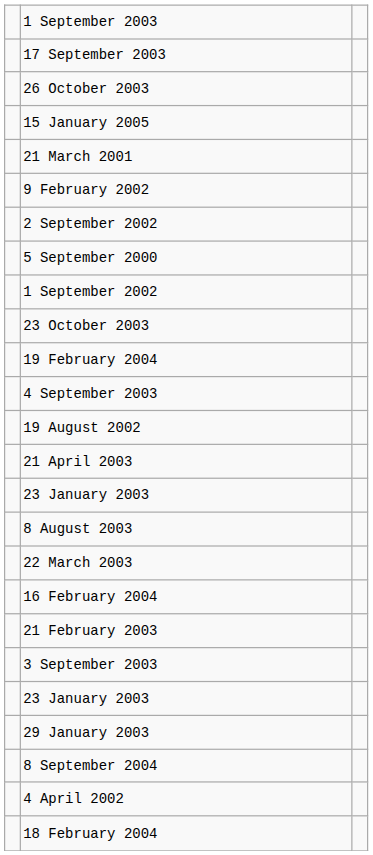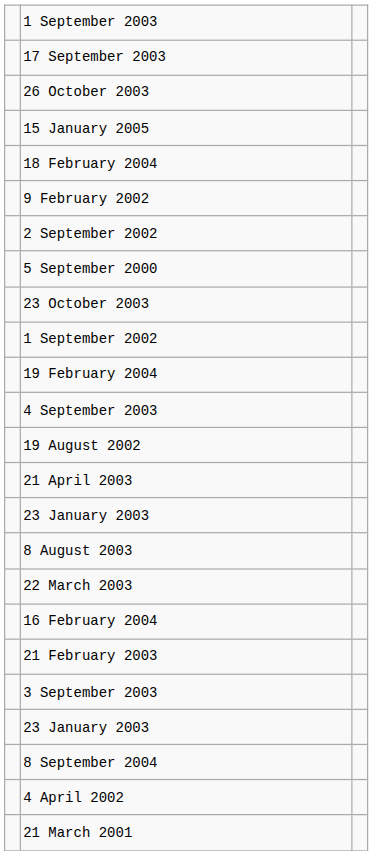rows swapped: (12, 157) <-> (12, 833)
rows swapped: (12, 326) <-> (12, 292)
- row: (12, 732)
